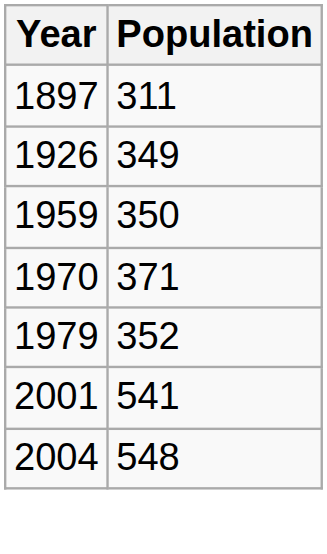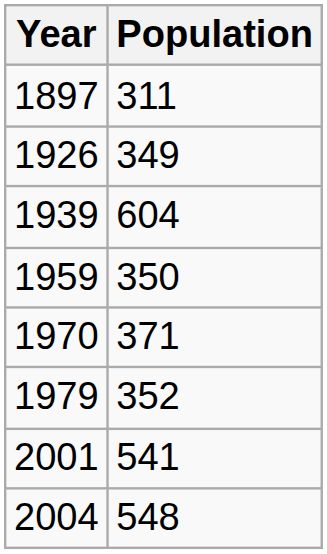+ row: (56, 215)
